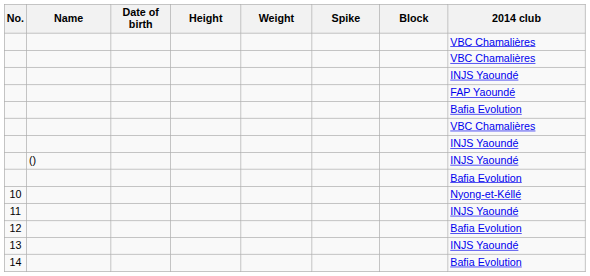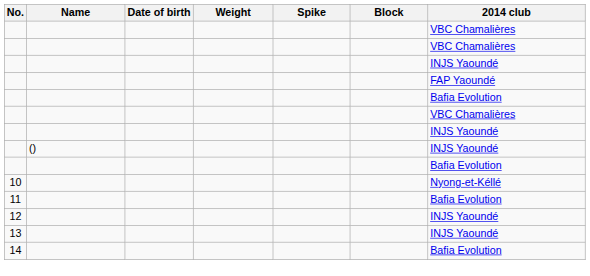- column: (206, 19)
(484, 212) INJS Yaoundé -> (466, 200) Bafia Evolution
(486, 229) Bafia Evolution -> (464, 217) INJS Yaoundé
